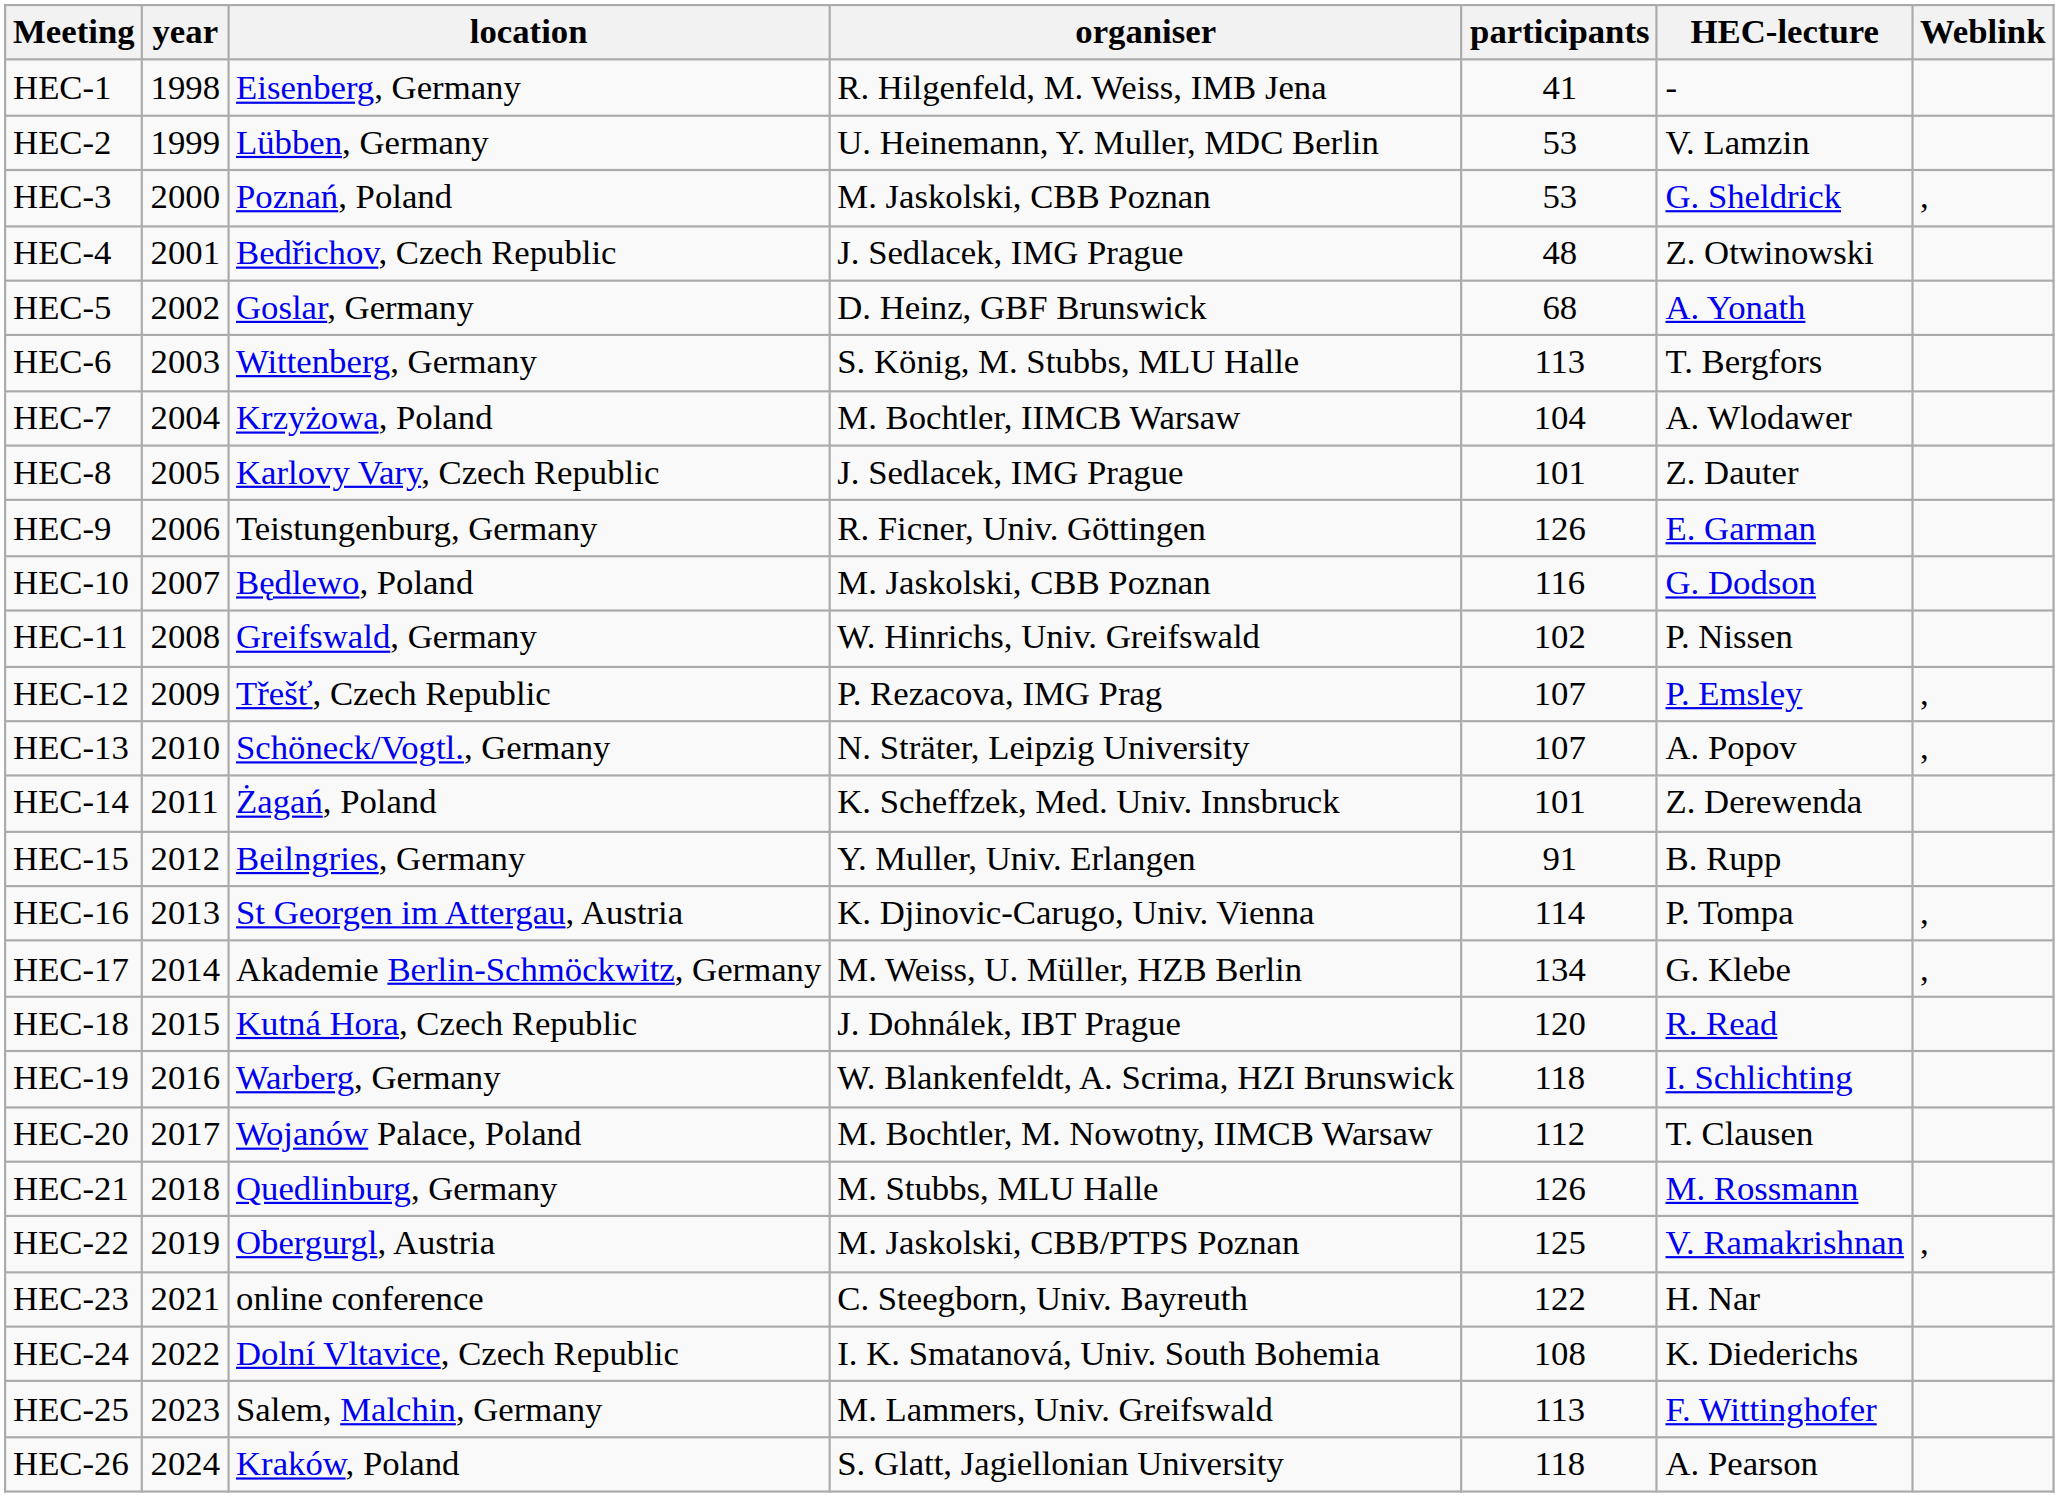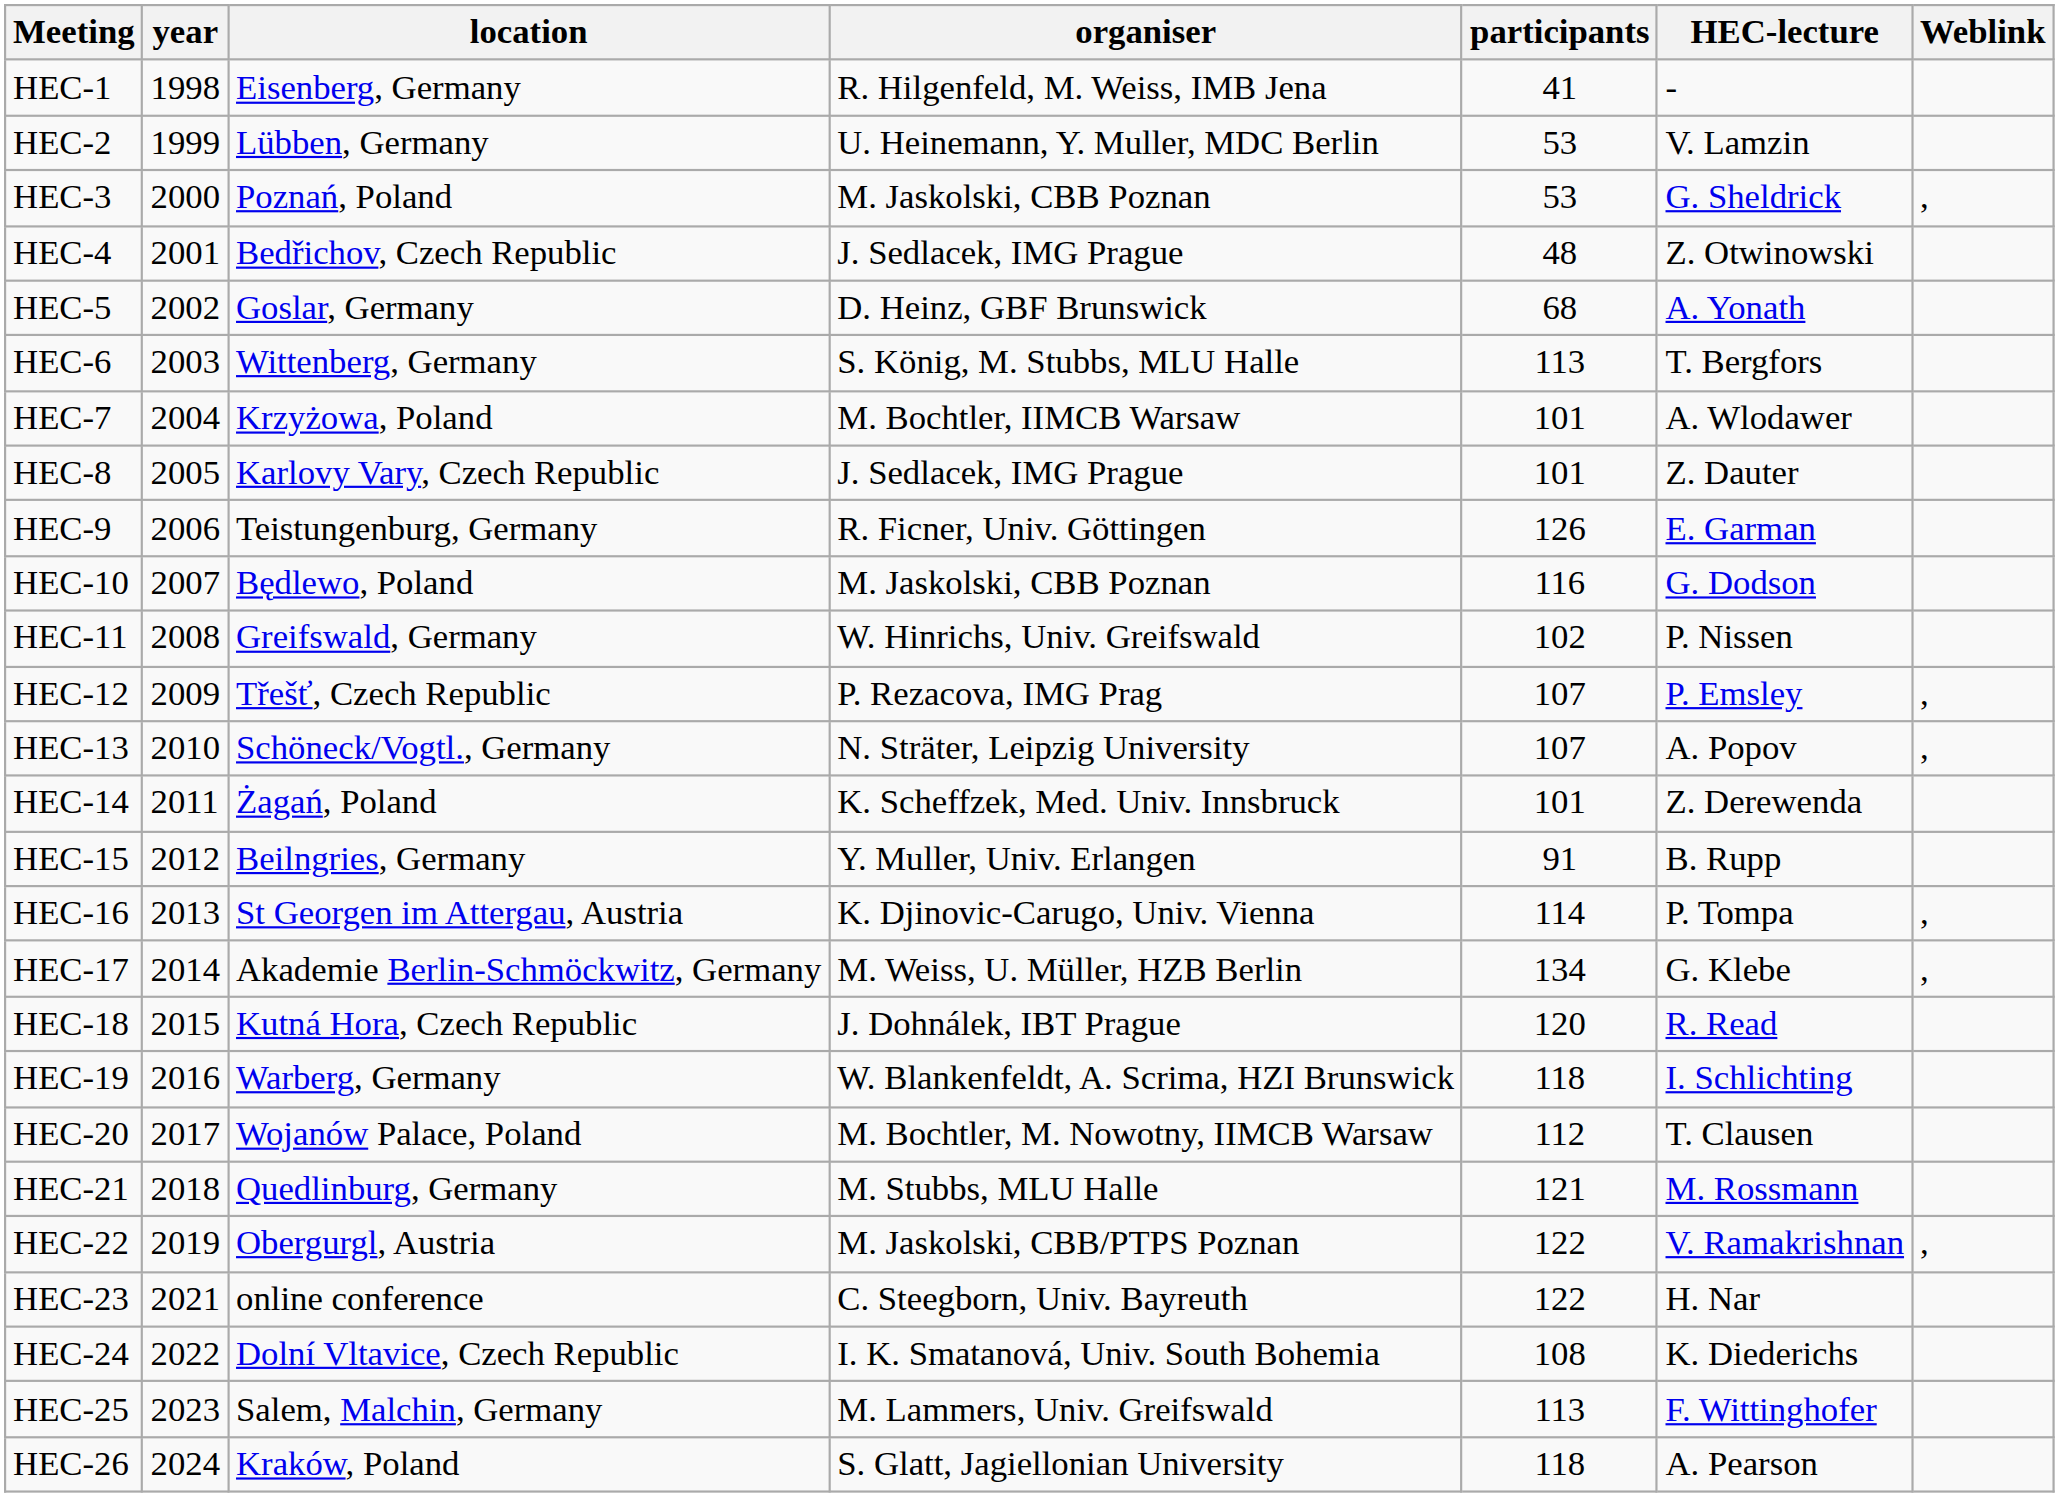(1560, 417) 104 -> (1560, 417) 101
(1560, 1188) 126 -> (1560, 1188) 121
(1560, 1243) 125 -> (1560, 1243) 122
